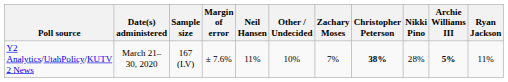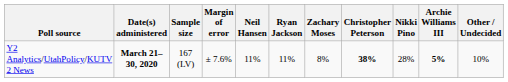columns swapped: (486, 28) <-> (292, 28)
(142, 59) normal -> (142, 59) bold
(333, 59) 7% -> (323, 59) 8%
